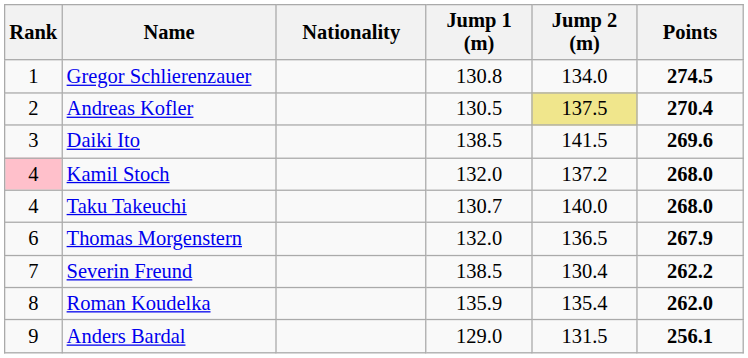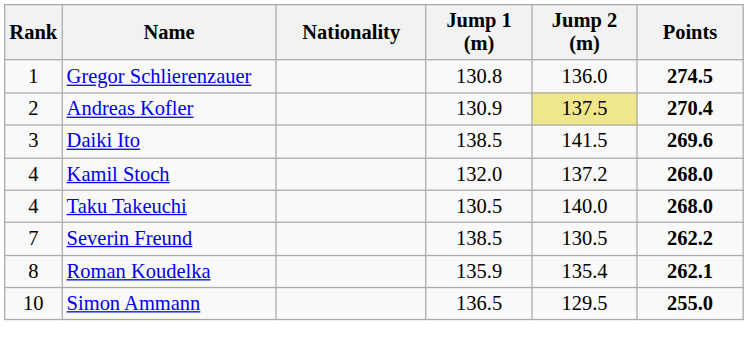(585, 76) 134.0 -> (585, 76) 136.0
(479, 108) 130.5 -> (479, 108) 130.9
(33, 173) pink background -> (33, 173) no background
(479, 206) 130.7 -> (479, 206) 130.5
- row: (154, 238)
(585, 271) 130.4 -> (585, 238) 130.5
(690, 303) 262.0 -> (690, 271) 262.1
- row: (126, 336)
+ row: (133, 303)
